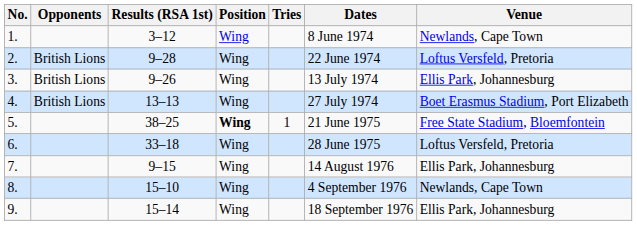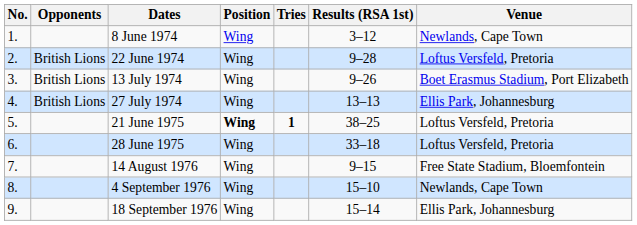columns swapped: (162, 15) <-> (361, 15)
(487, 79) Ellis Park, Johannesburg -> (524, 79) Boet Erasmus Stadium, Port Elizabeth
(524, 101) Boet Erasmus Stadium, Port Elizabeth -> (487, 101) Ellis Park, Johannesburg
(287, 123) normal -> (291, 123) bold
(512, 123) Free State Stadium, Bloemfontein -> (487, 123) Loftus Versfeld, Pretoria
(487, 166) Ellis Park, Johannesburg -> (512, 166) Free State Stadium, Bloemfontein
